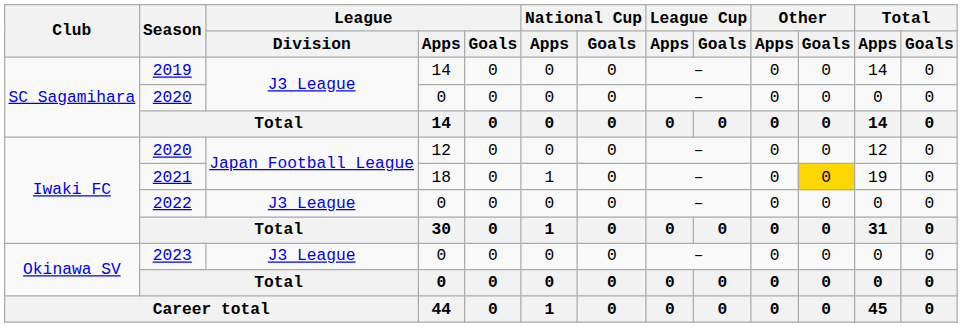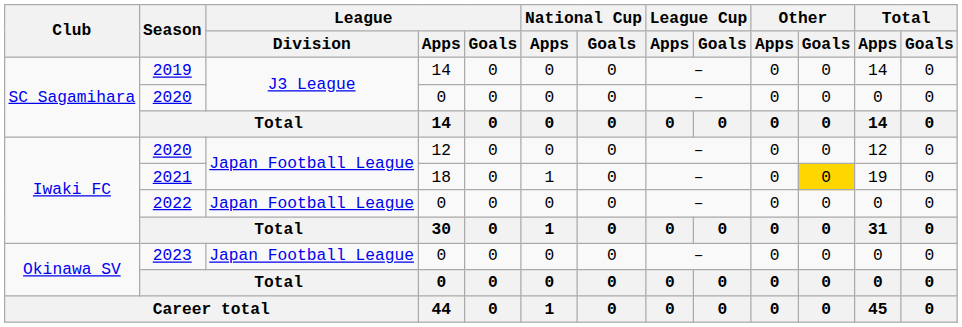(312, 203) J3 League -> (312, 203) Japan Football League
(312, 256) J3 League -> (312, 256) Japan Football League
